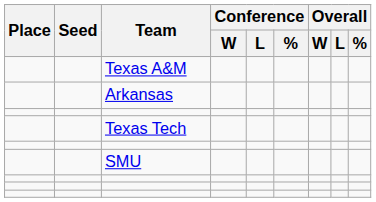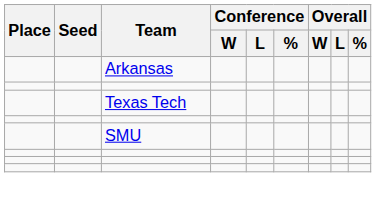- row: (30, 69)
